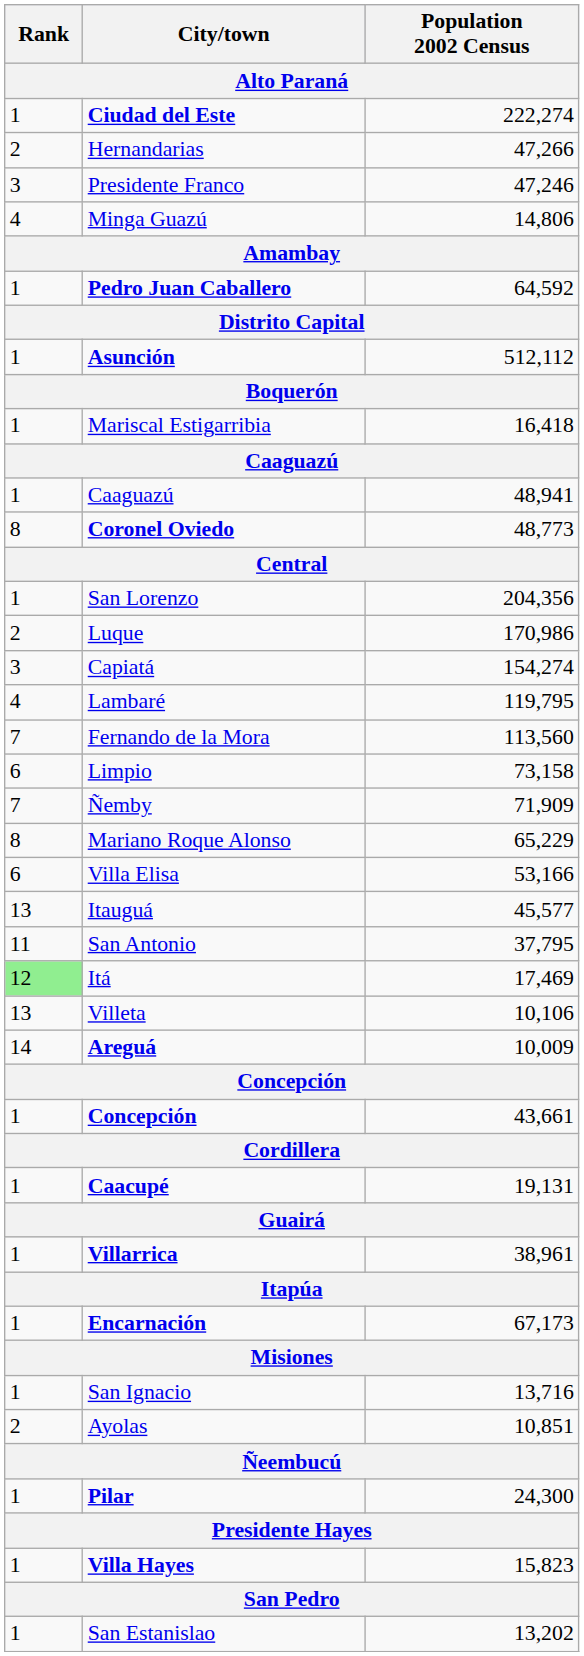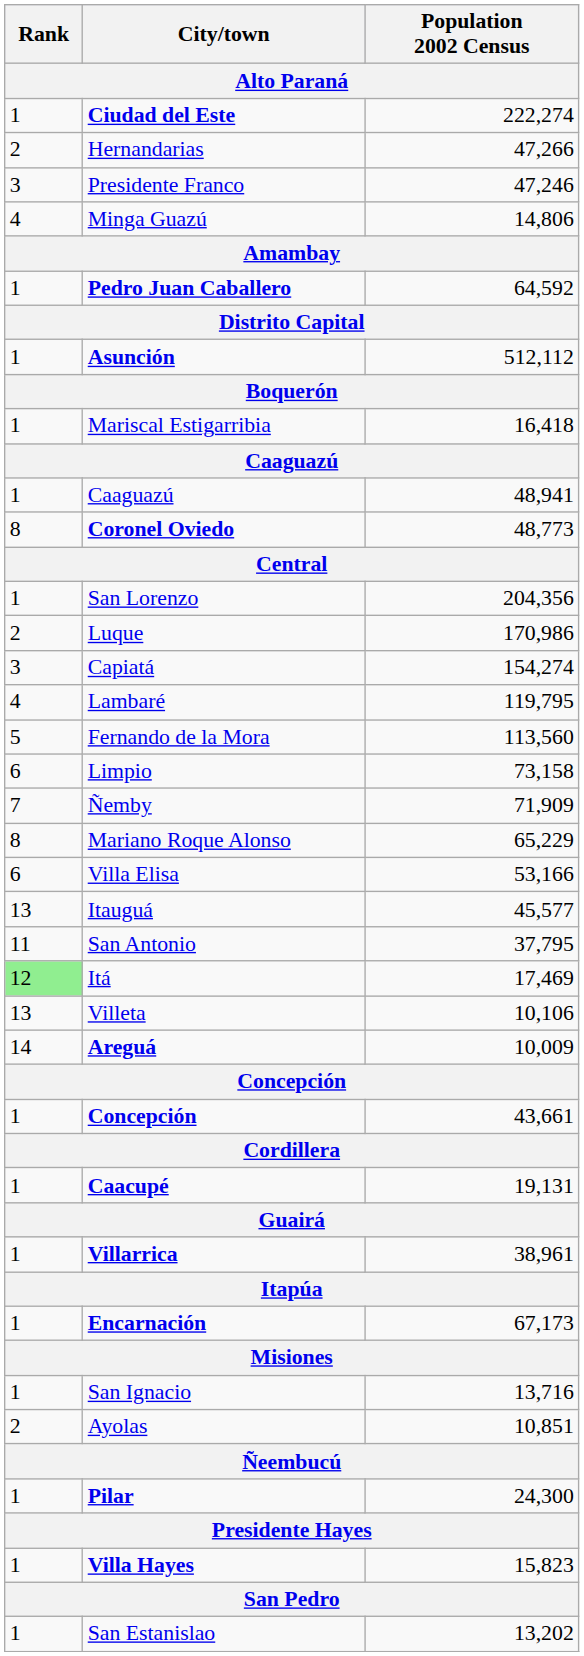(15, 736) 7 -> (15, 736) 5
